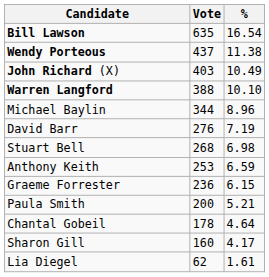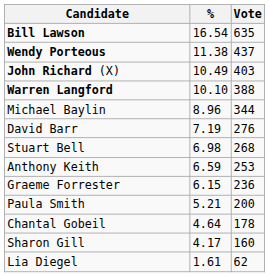columns swapped: (207, 14) <-> (244, 14)
